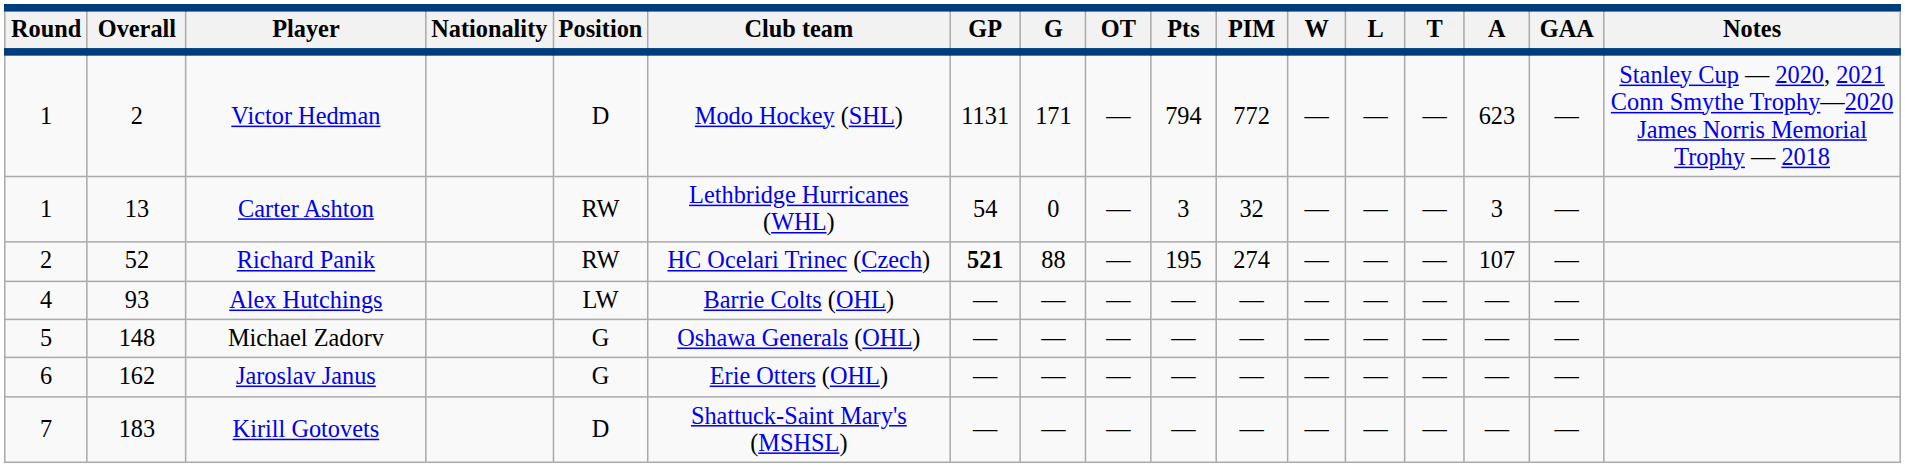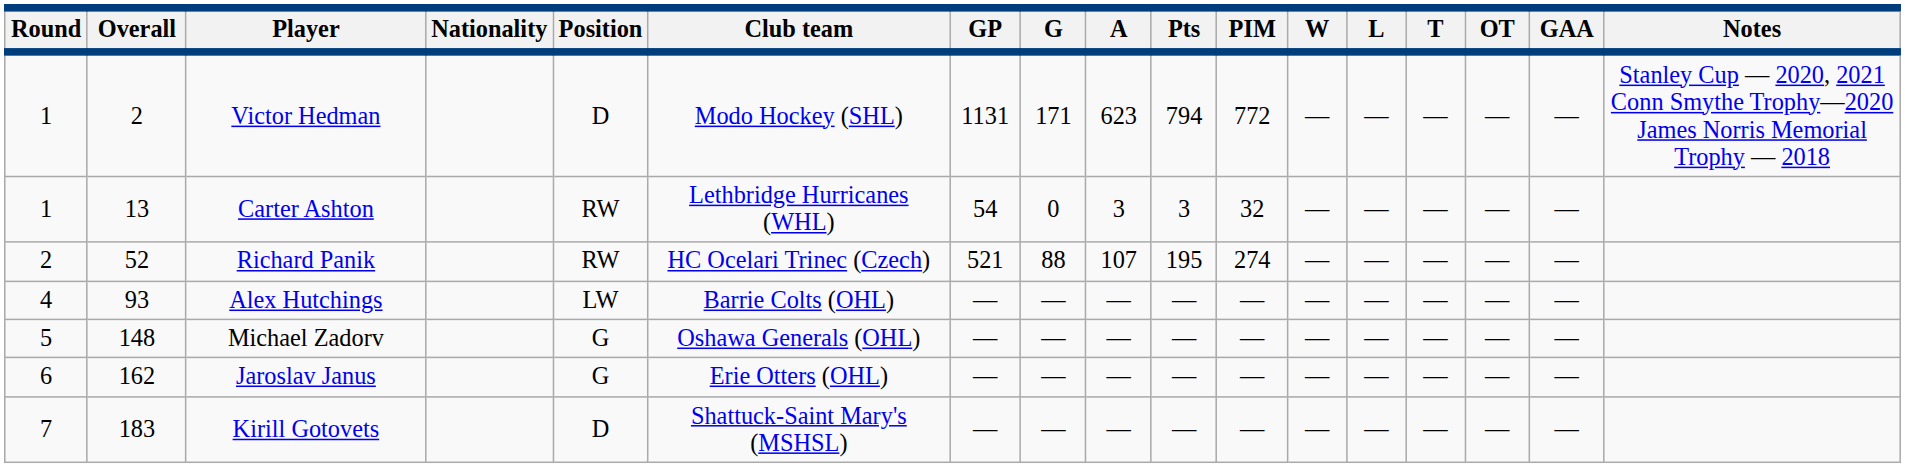columns swapped: (1497, 29) <-> (1118, 29)
(985, 261) bold -> (985, 261) normal
